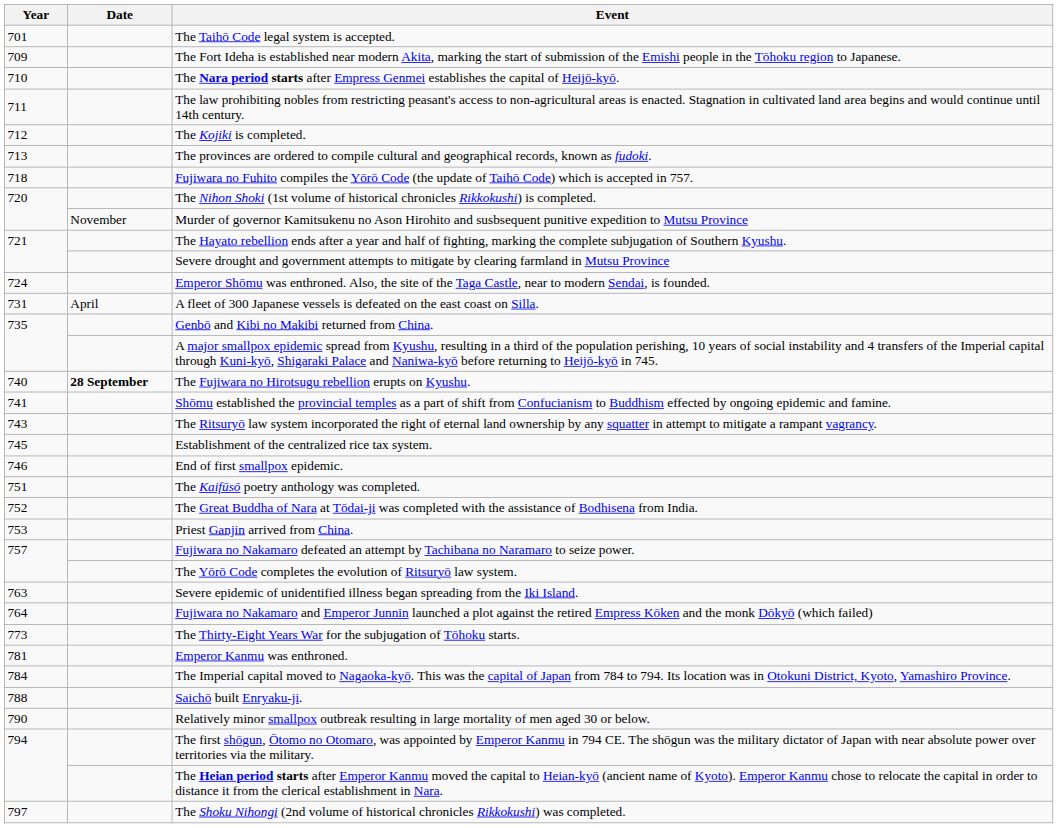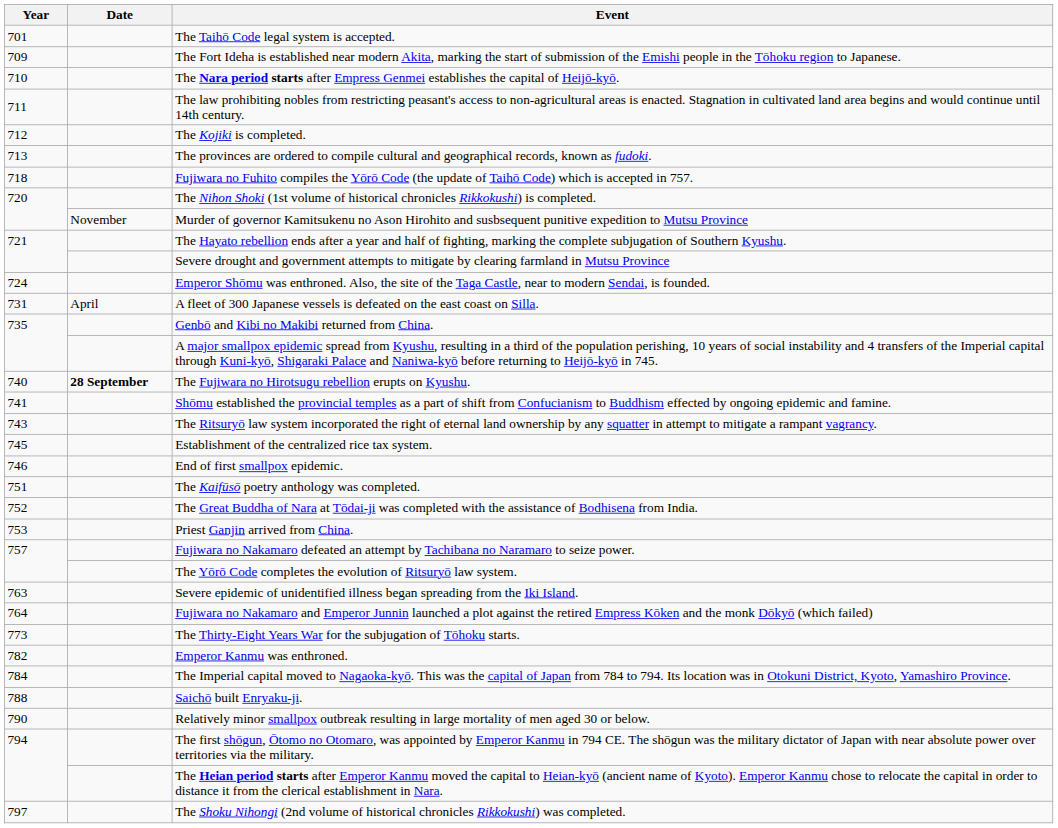(17, 655) 781 -> (17, 655) 782
